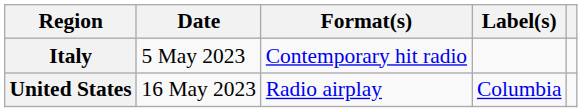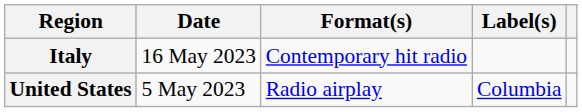(193, 55) 5 May 2023 -> (199, 55) 16 May 2023
(199, 89) 16 May 2023 -> (193, 89) 5 May 2023
